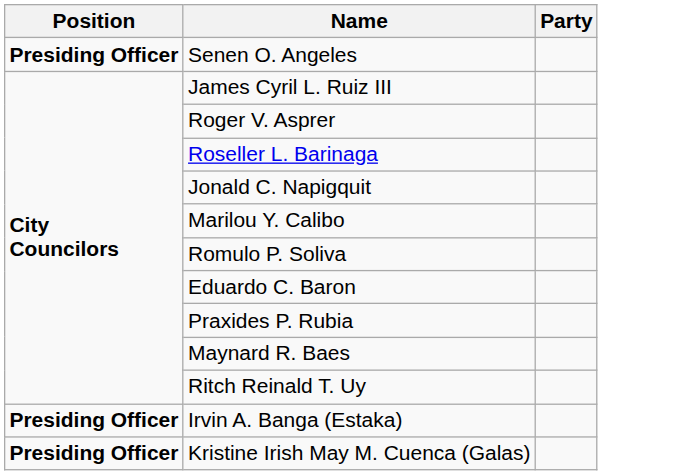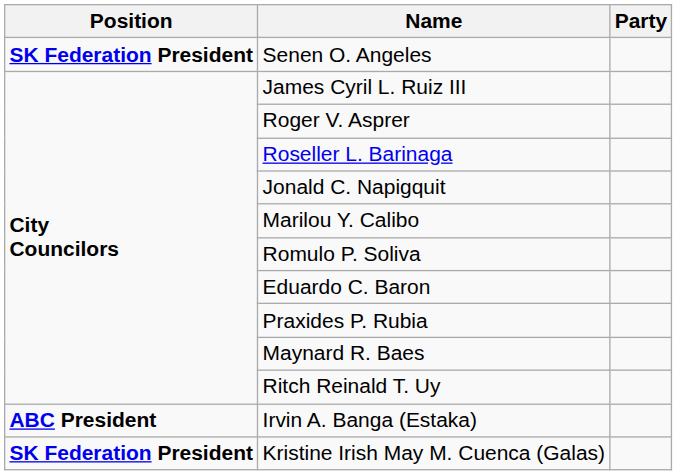(94, 54) Presiding Officer -> (131, 54) SK Federation President
(94, 420) Presiding Officer -> (83, 420) ABC President
(94, 453) Presiding Officer -> (131, 453) SK Federation President
